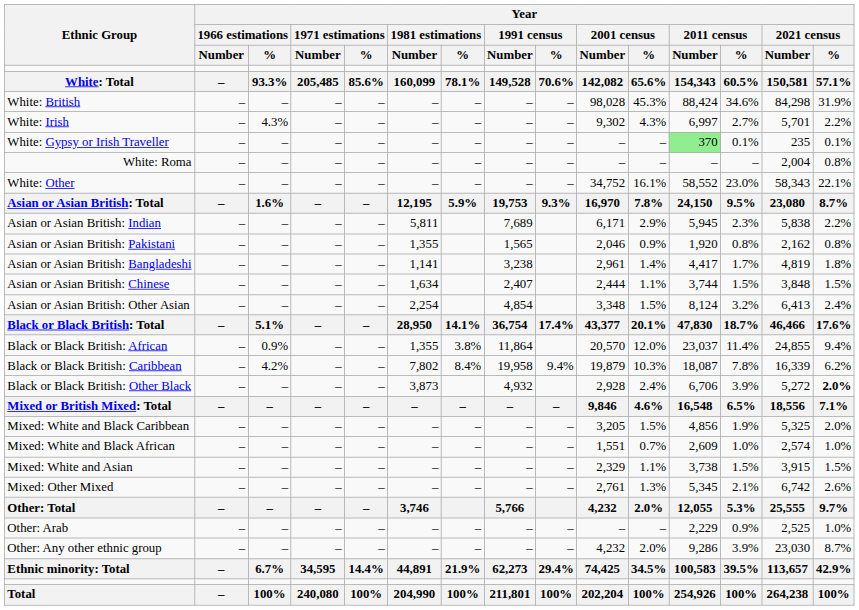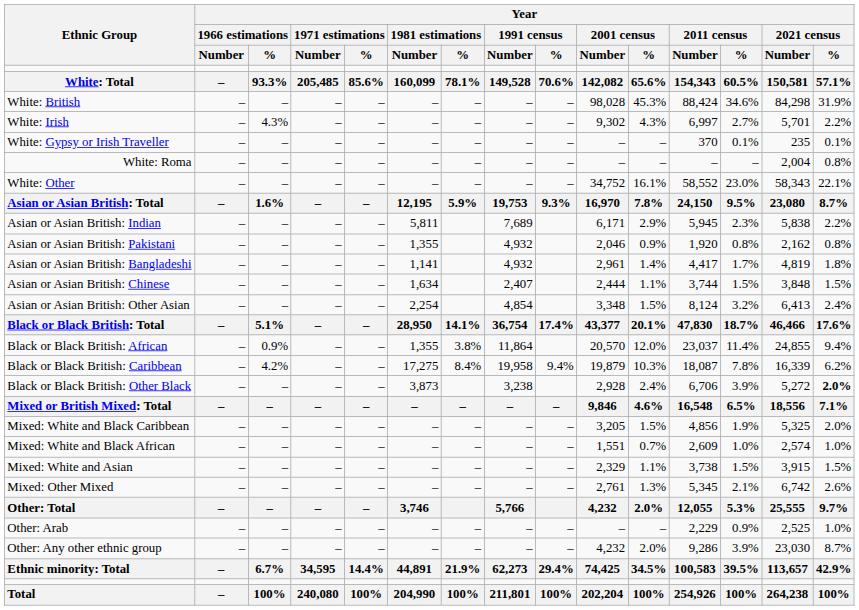(708, 142) lightgreen background -> (708, 142) no background
(518, 243) 1,565 -> (518, 243) 4,932
(518, 264) 3,238 -> (518, 264) 4,932
(424, 365) 7,802 -> (421, 365) 17,275
(518, 385) 4,932 -> (518, 385) 3,238
